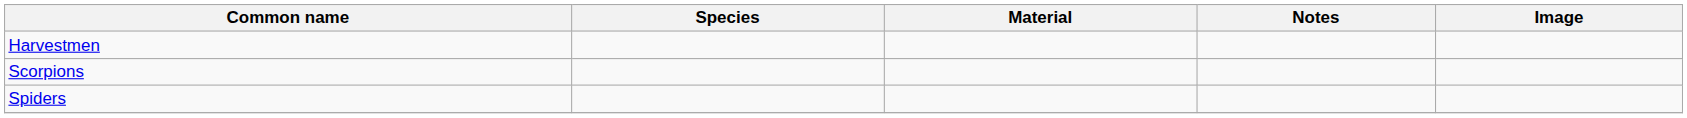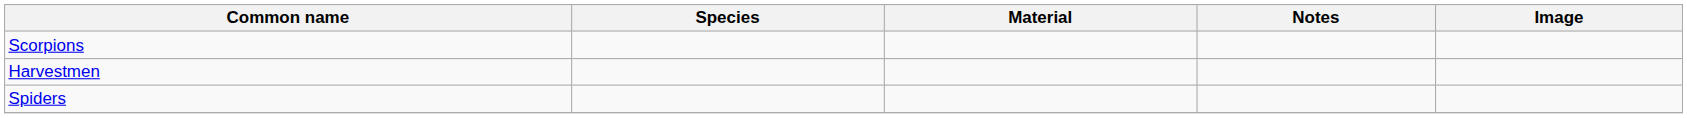rows swapped: (54, 44) <-> (46, 71)
